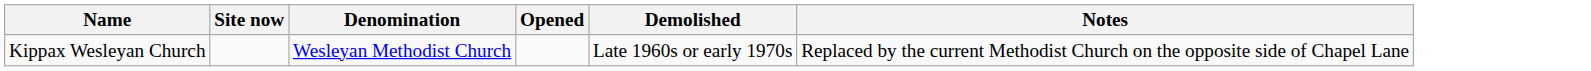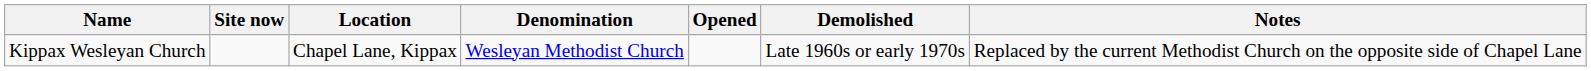+ column: (375, 19)
